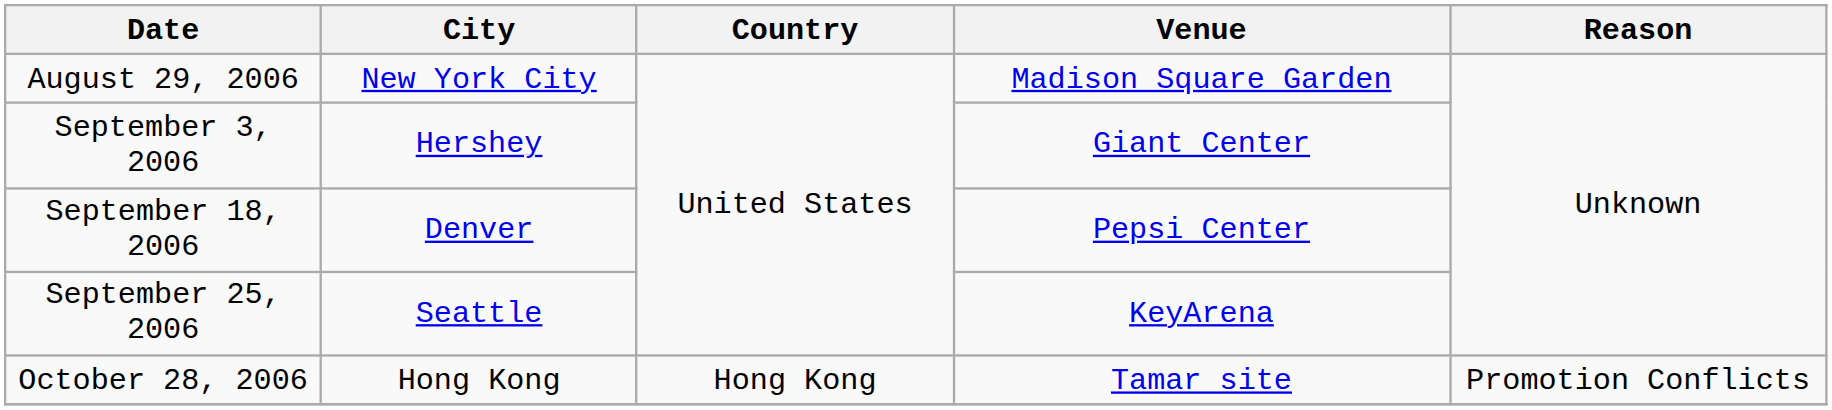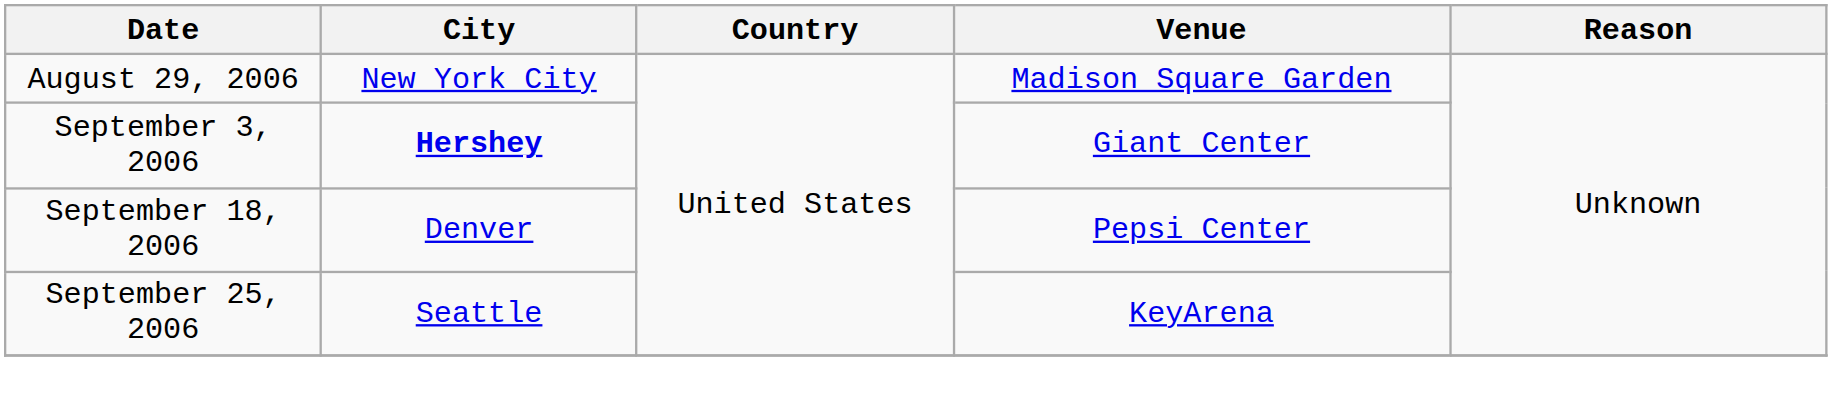(479, 145) normal -> (479, 145) bold
- row: (163, 380)
